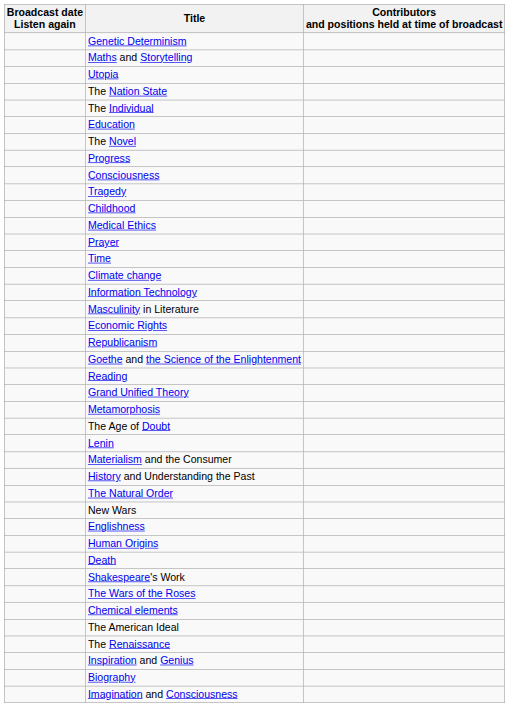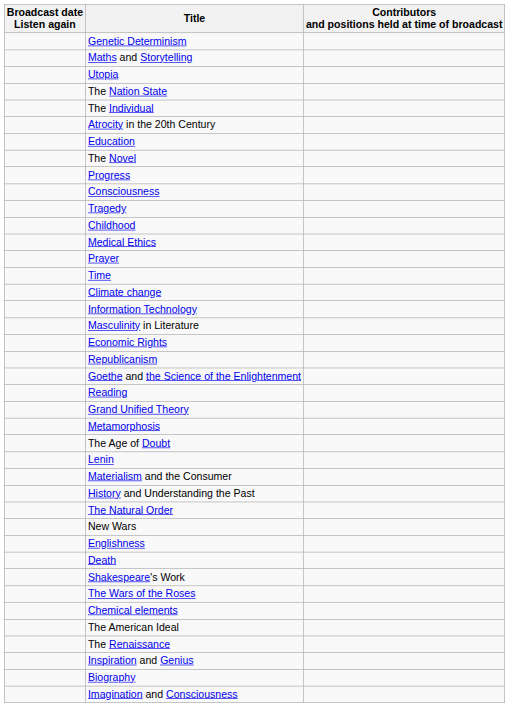+ row: (152, 125)
- row: (123, 543)
